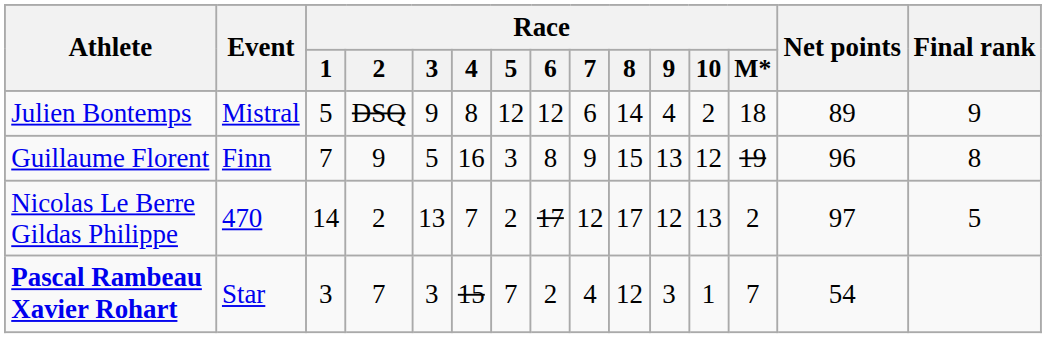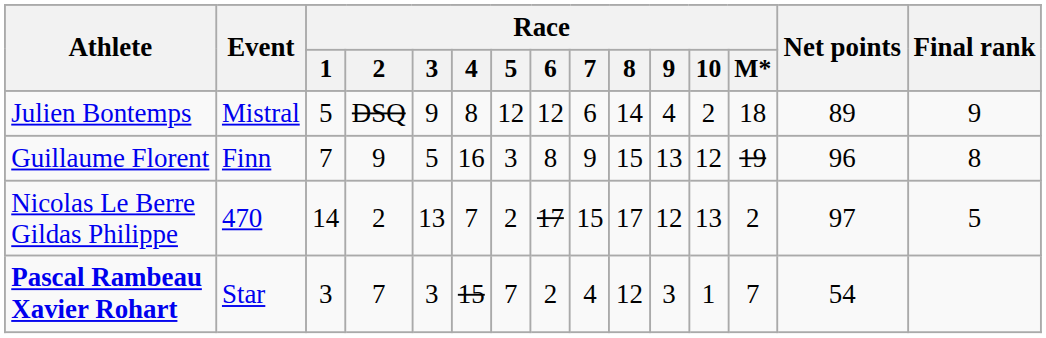(590, 218) 12 -> (590, 218) 15
